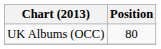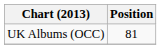(132, 34) 80 -> (132, 34) 81
